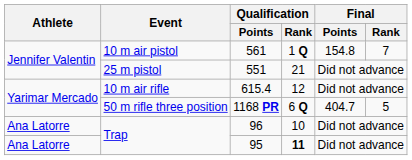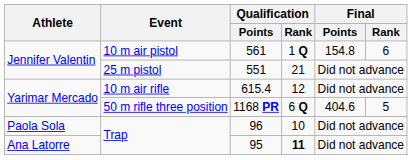(386, 51) 7 -> (386, 51) 6
(340, 108) 404.7 -> (340, 108) 404.6
(38, 126) Ana Latorre -> (36, 126) Paola Sola
